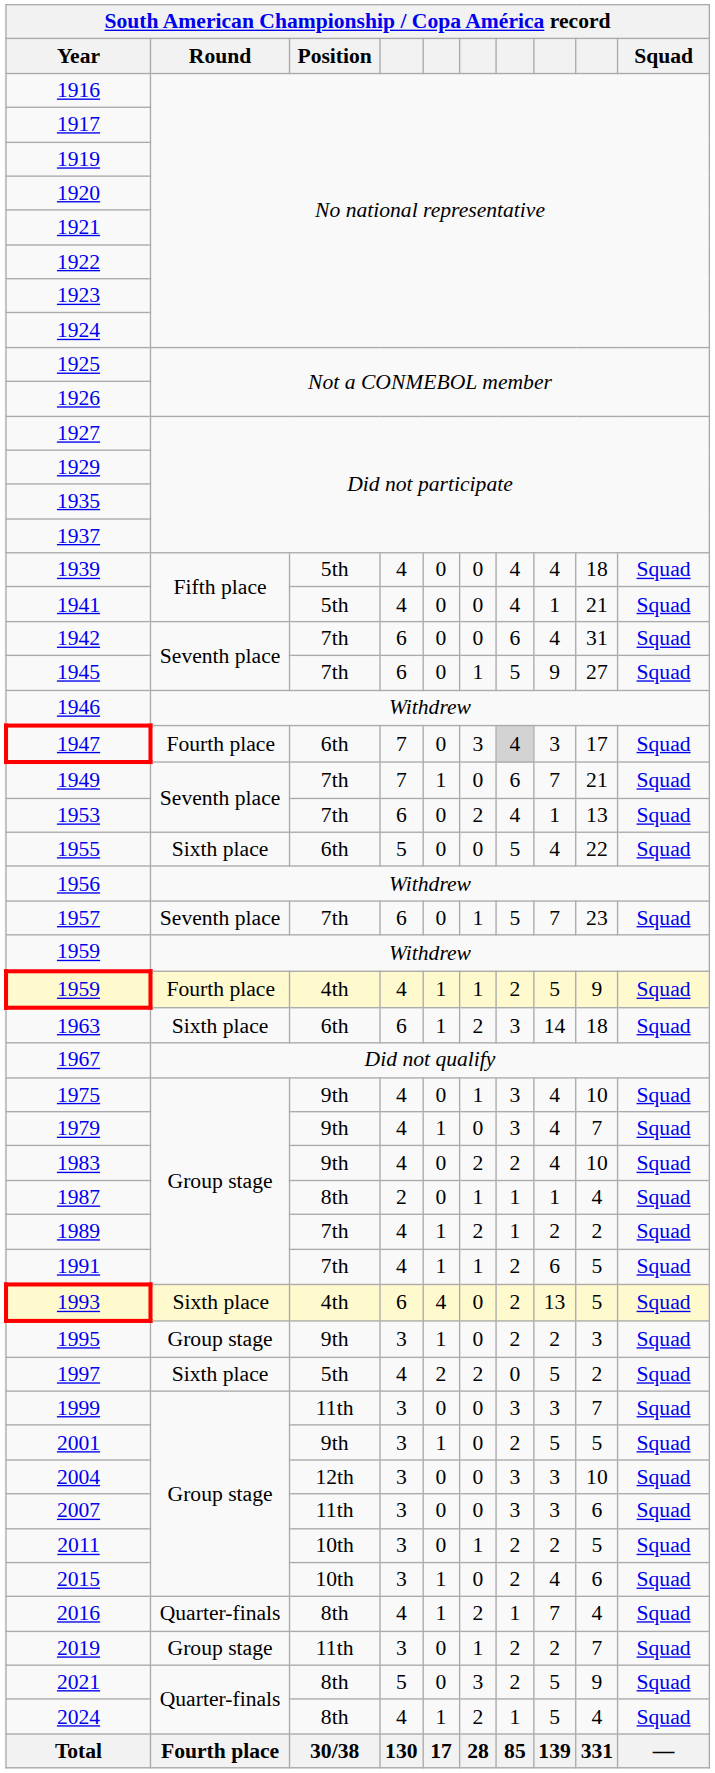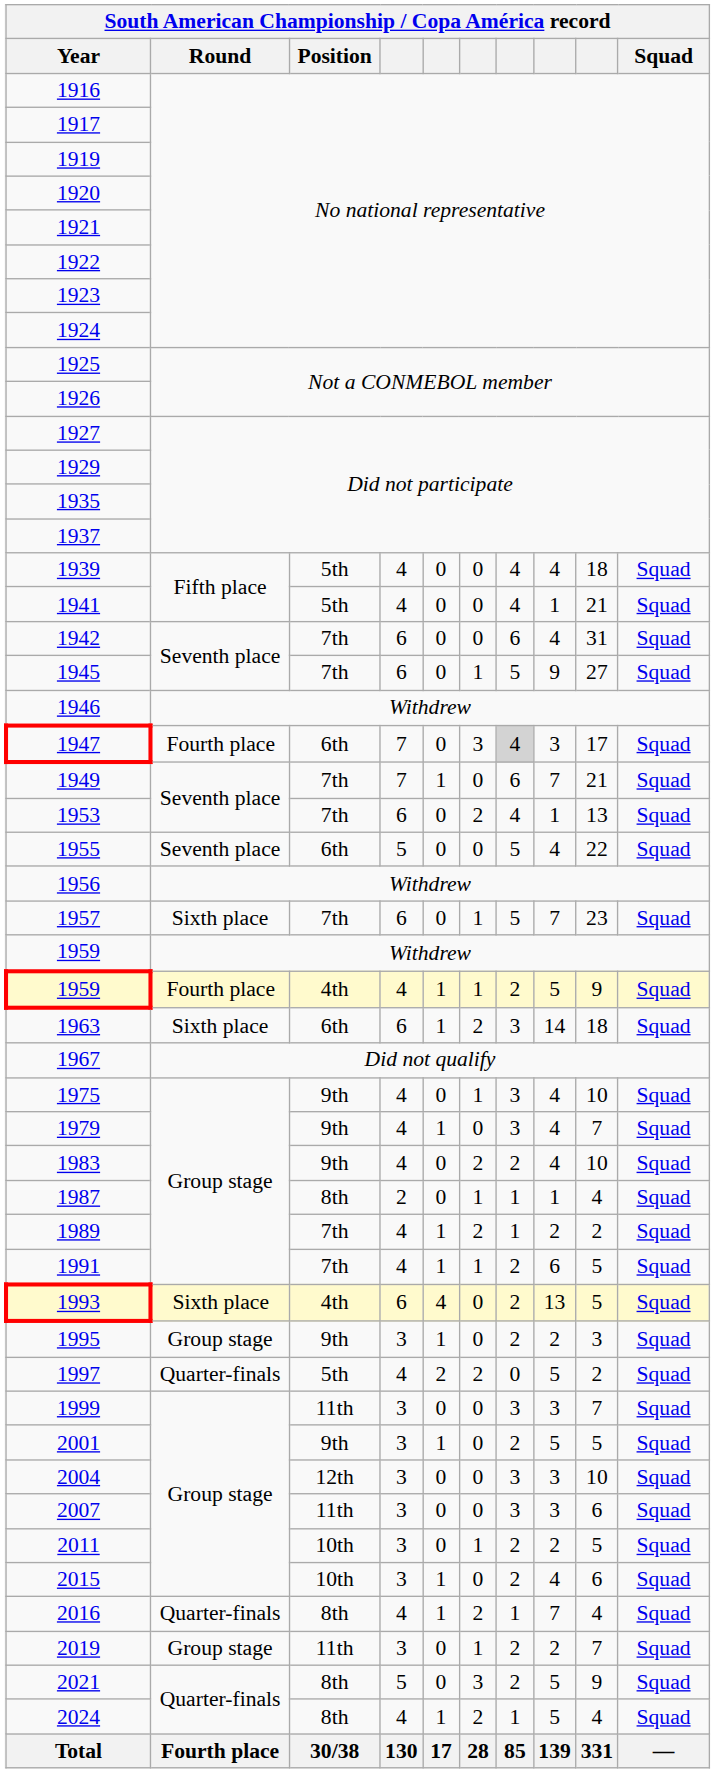(220, 849) Sixth place -> (220, 849) Seventh place
(220, 917) Seventh place -> (220, 917) Sixth place
(220, 1373) Sixth place -> (220, 1373) Quarter-finals
